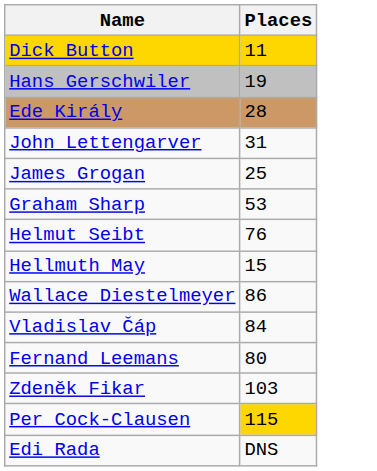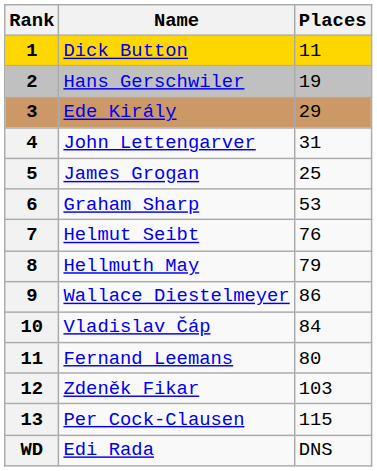+ column: (32, 20)
(256, 112) 28 -> (310, 112) 29
(256, 266) 15 -> (310, 266) 79
(261, 419) gold background -> (316, 419) no background
